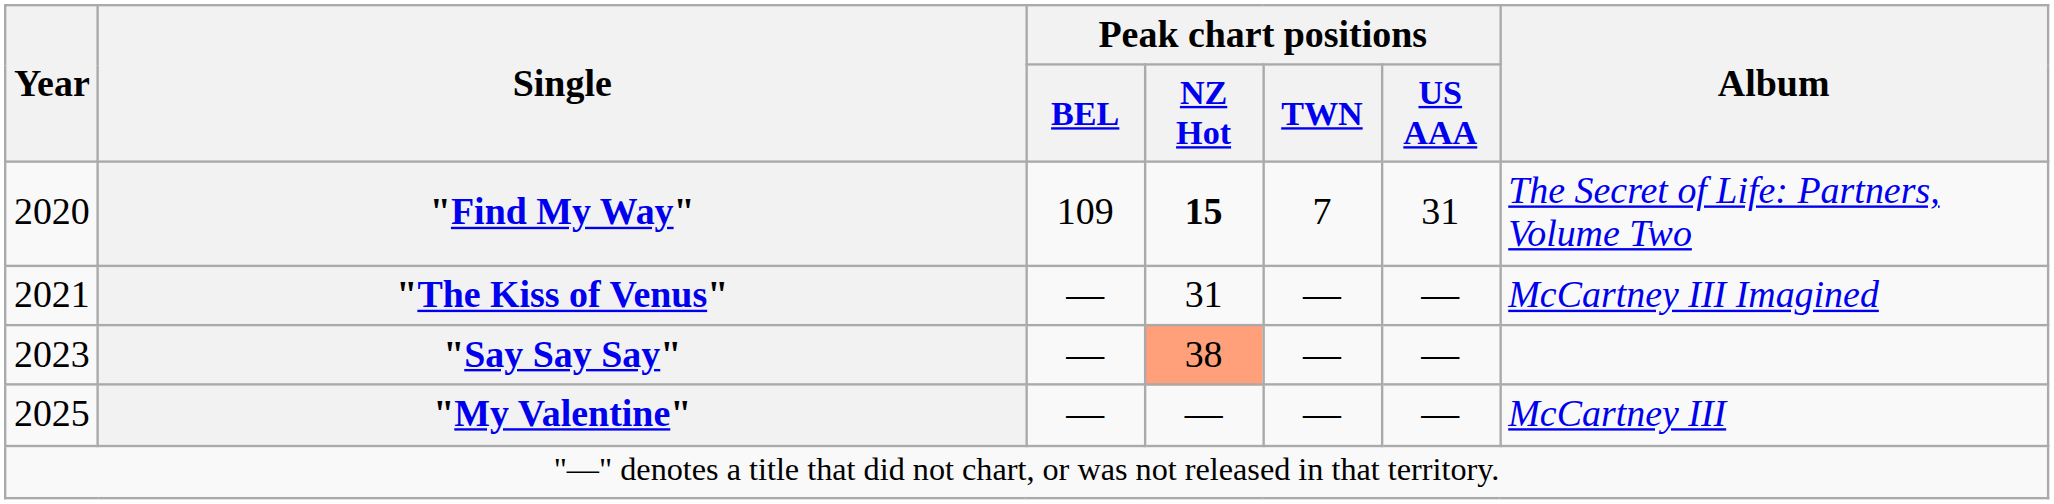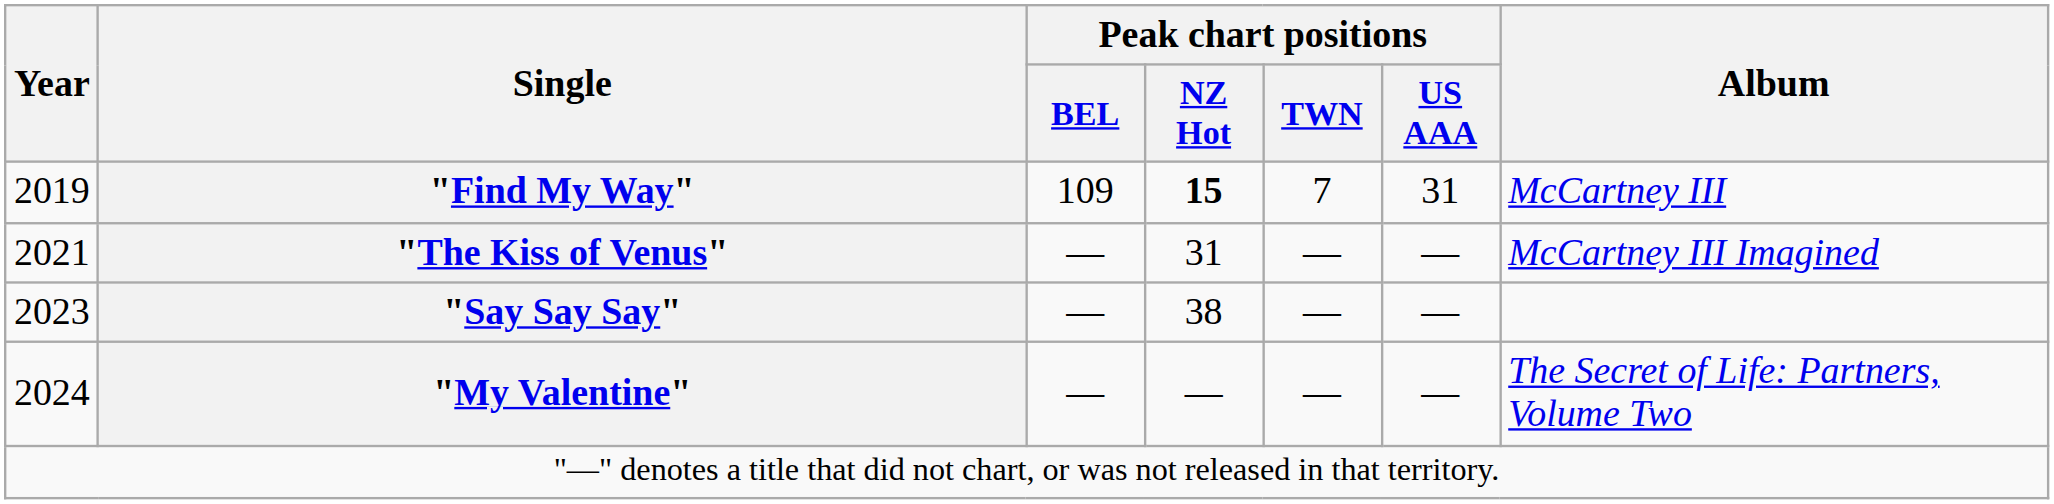(52, 212) 2020 -> (52, 191) 2019
(1724, 212) The Secret of Life: Partners, Volume Two -> (1617, 191) McCartney III
(1204, 354) lightsalmon background -> (1204, 311) no background
(52, 414) 2025 -> (52, 393) 2024
(1617, 414) McCartney III -> (1724, 393) The Secret of Life: Partners, Volume Two
